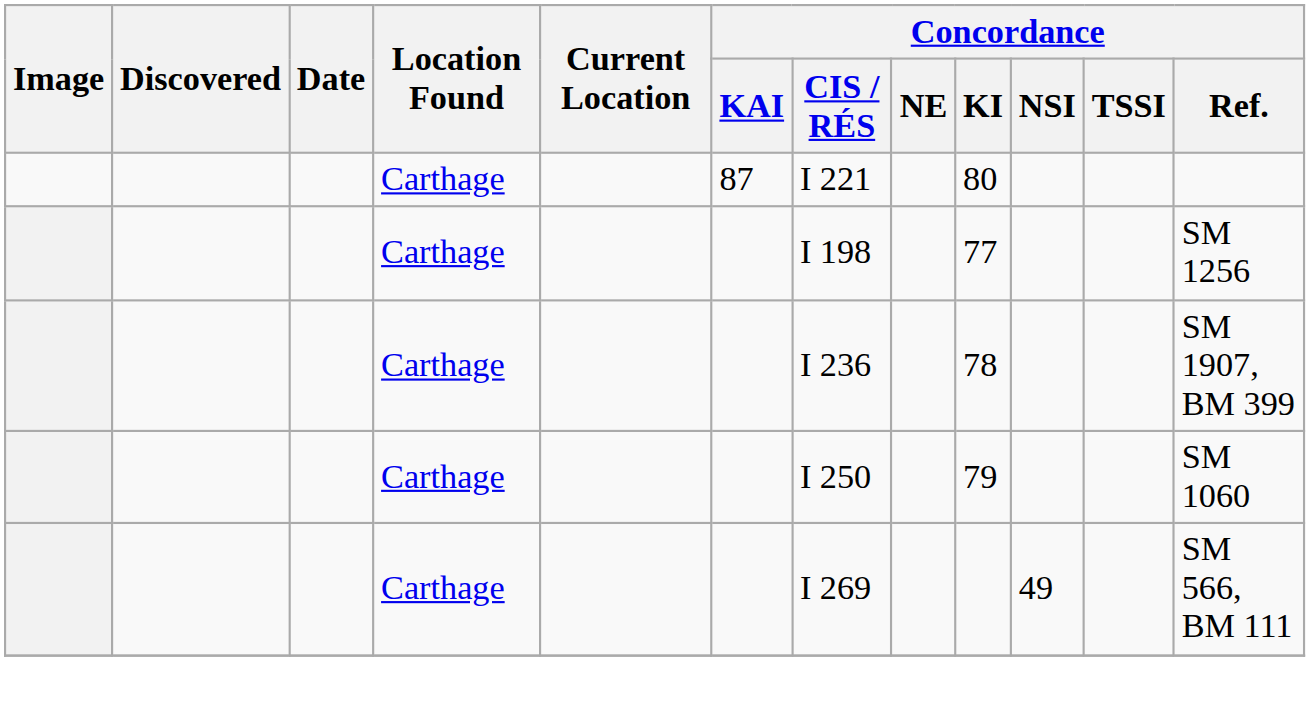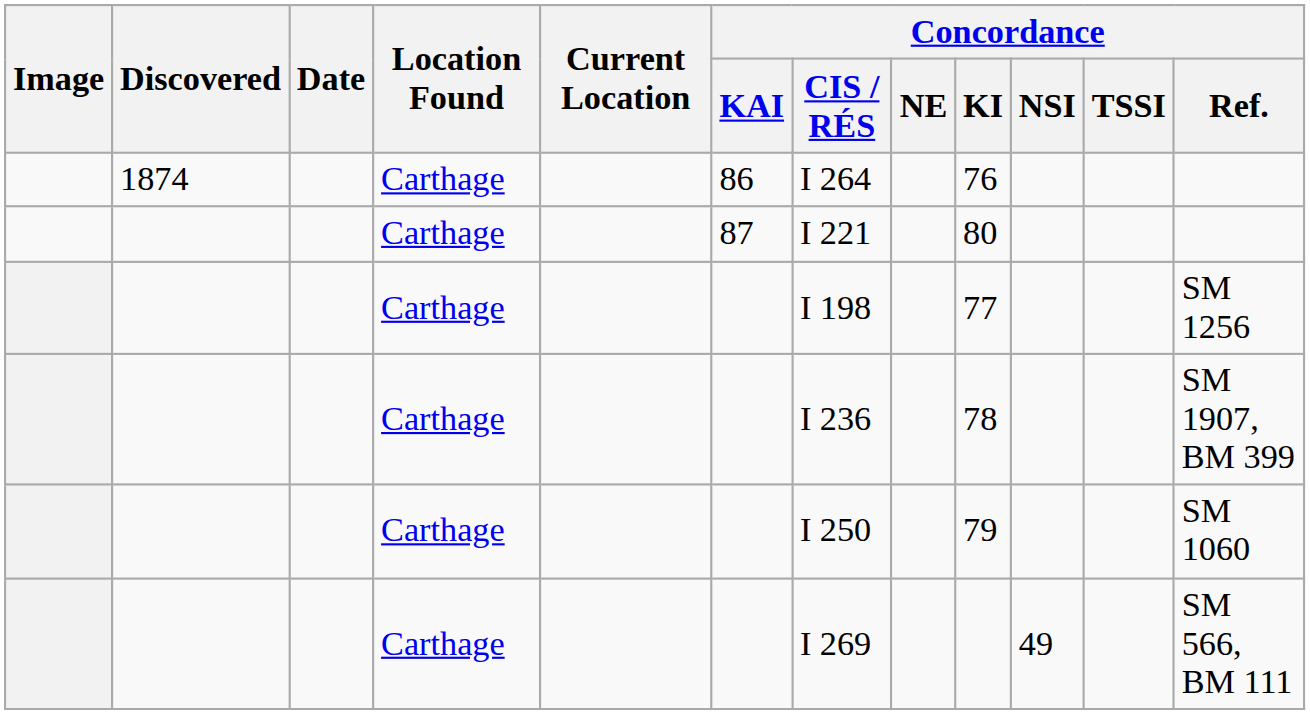+ row: (59, 179)
